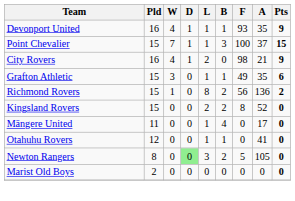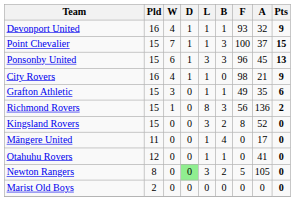(262, 28) 35 -> (262, 28) 32
+ row: (41, 60)
(207, 60) 2 -> (207, 76) 1
(224, 92) 2 -> (224, 108) 3
(207, 108) 2 -> (207, 124) 3
